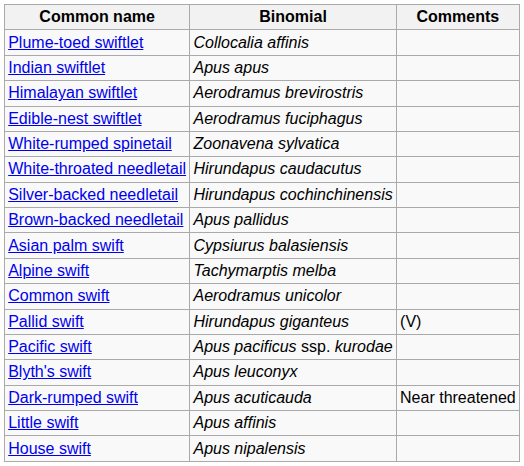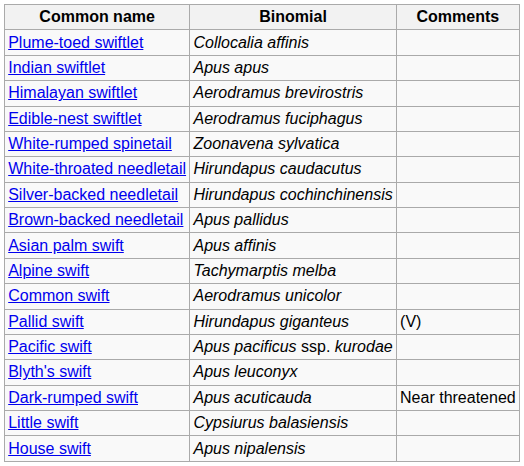(271, 245) Cypsiurus balasiensis -> (235, 245) Apus affinis
(235, 423) Apus affinis -> (271, 423) Cypsiurus balasiensis
